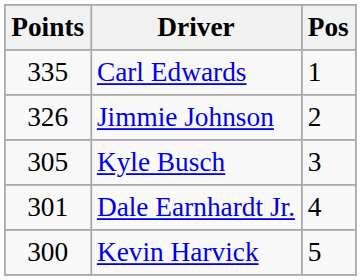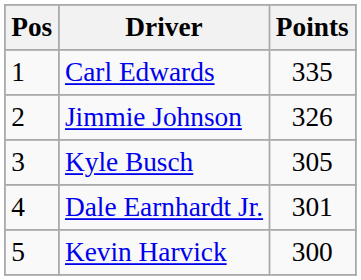columns swapped: (328, 27) <-> (48, 27)
